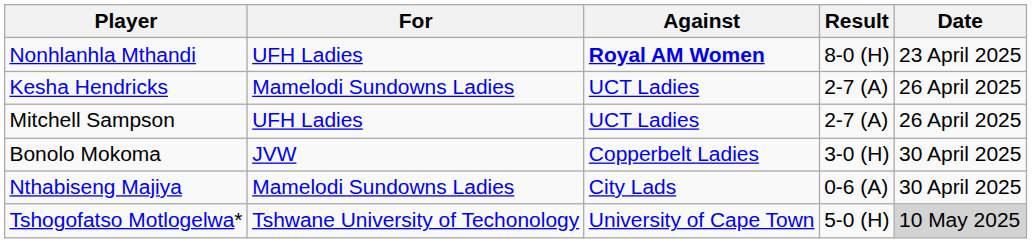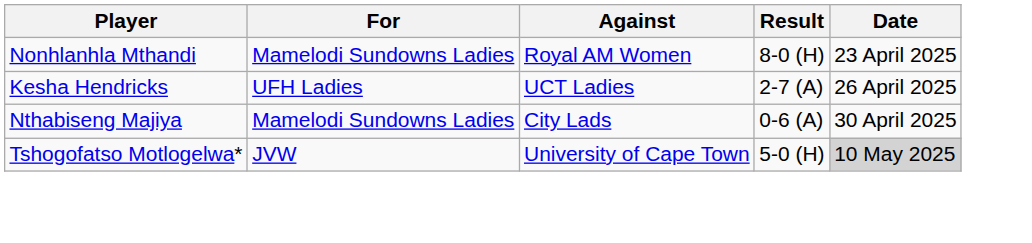(308, 54) UFH Ladies -> (383, 54) Mamelodi Sundowns Ladies
(677, 54) bold -> (608, 54) normal
(383, 87) Mamelodi Sundowns Ladies -> (308, 87) UFH Ladies
- row: (92, 120)
- row: (85, 154)
(416, 220) Tshwane University of Techonology -> (274, 154) JVW
